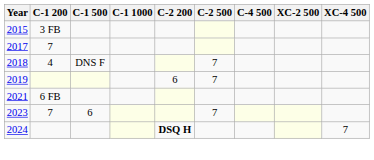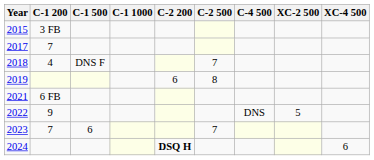(215, 79) 7 -> (215, 79) 8
+ row: (17, 113)
(345, 130) 7 -> (345, 146) 6
